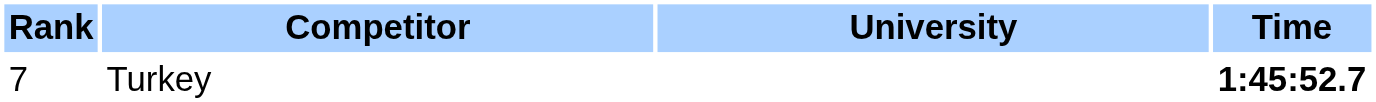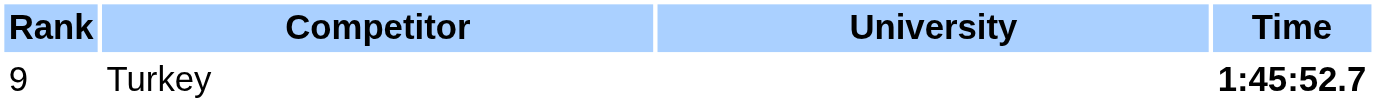(18, 79) 7 -> (18, 79) 9
